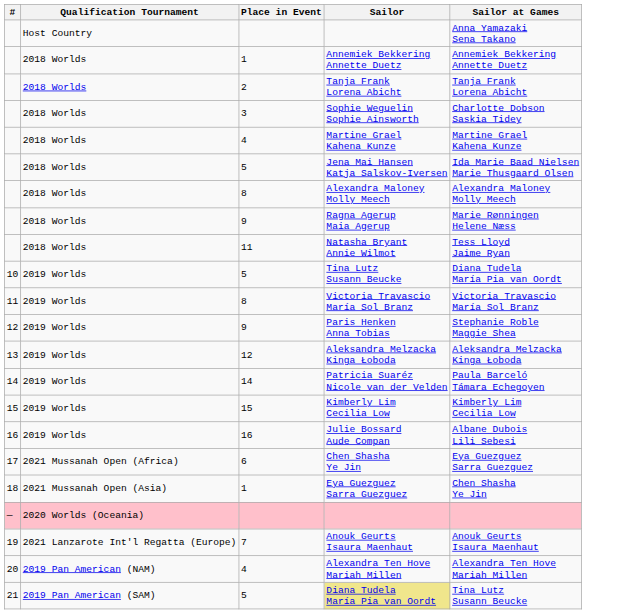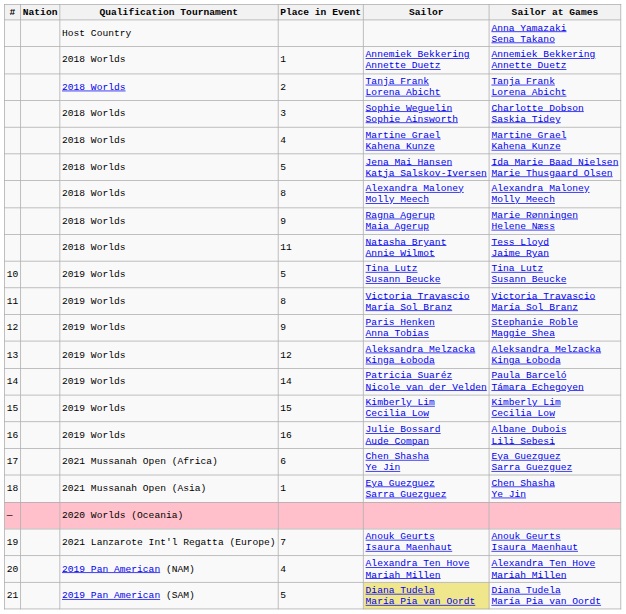+ column: (40, 12)
(507, 274) Diana Tudela María Pia van Oordt -> (529, 274) Tina Lutz Susann Beucke
(490, 596) Tina Lutz Susann Beucke -> (546, 596) Diana Tudela María Pia van Oordt
